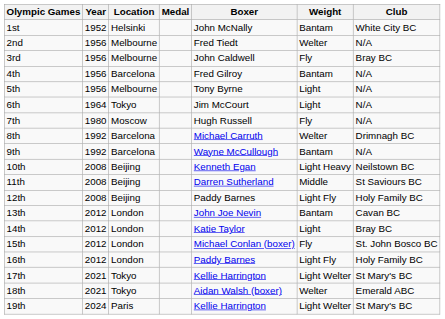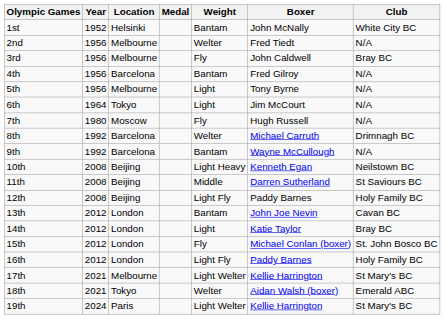columns swapped: (325, 12) <-> (244, 12)
(124, 275) Tokyo -> (134, 275) Melbourne
